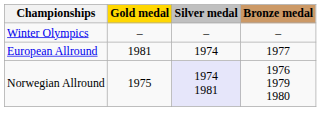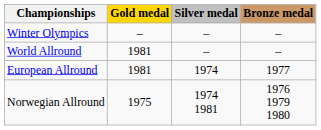+ row: (44, 51)
(206, 83) lavender background -> (206, 102) no background
